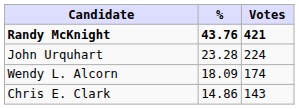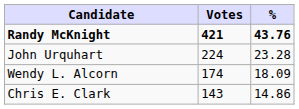columns swapped: (267, 14) <-> (220, 14)
